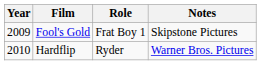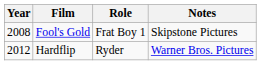(19, 32) 2009 -> (19, 32) 2008
(19, 50) 2010 -> (19, 50) 2012
